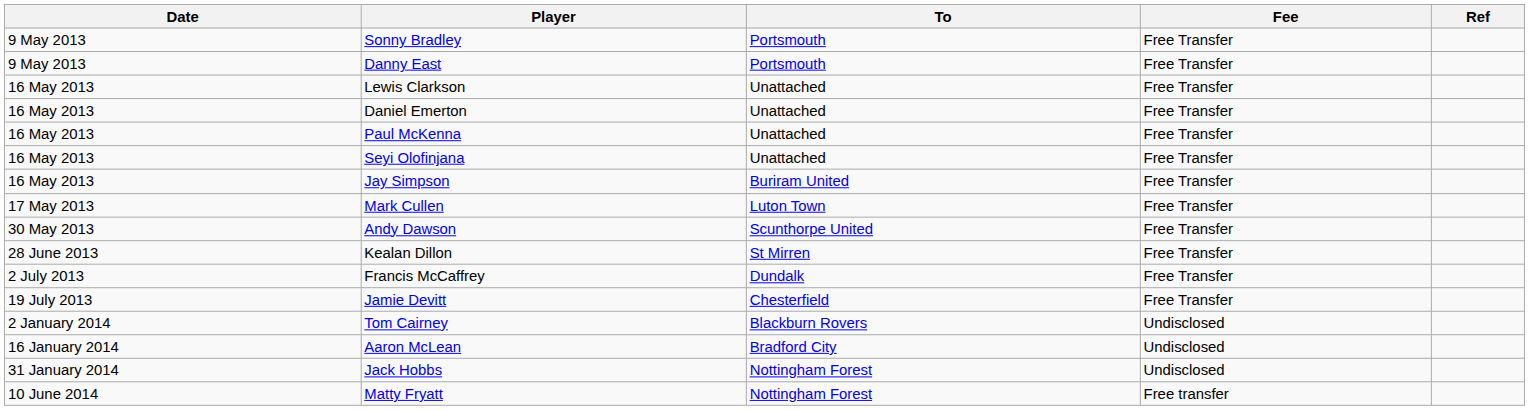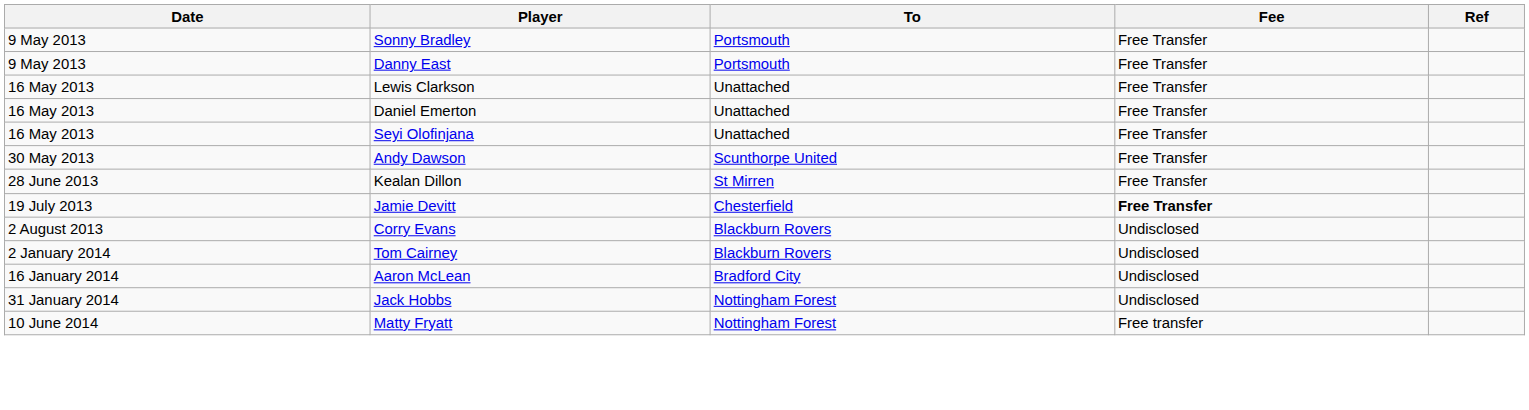- row: (413, 134)
- row: (407, 182)
- row: (404, 205)
- row: (425, 276)
(1188, 299) normal -> (1165, 205) bold
+ row: (415, 229)
